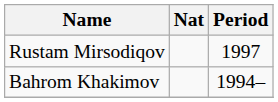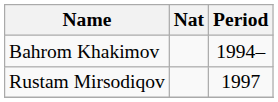rows swapped: (84, 81) <-> (87, 50)
